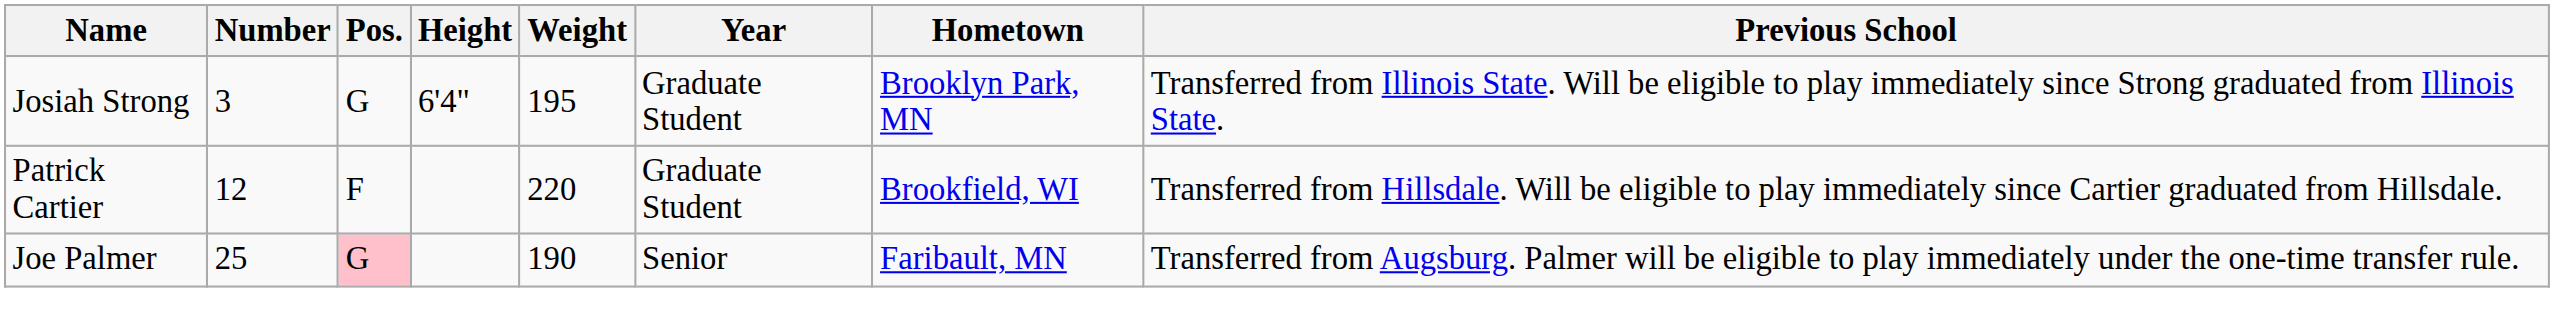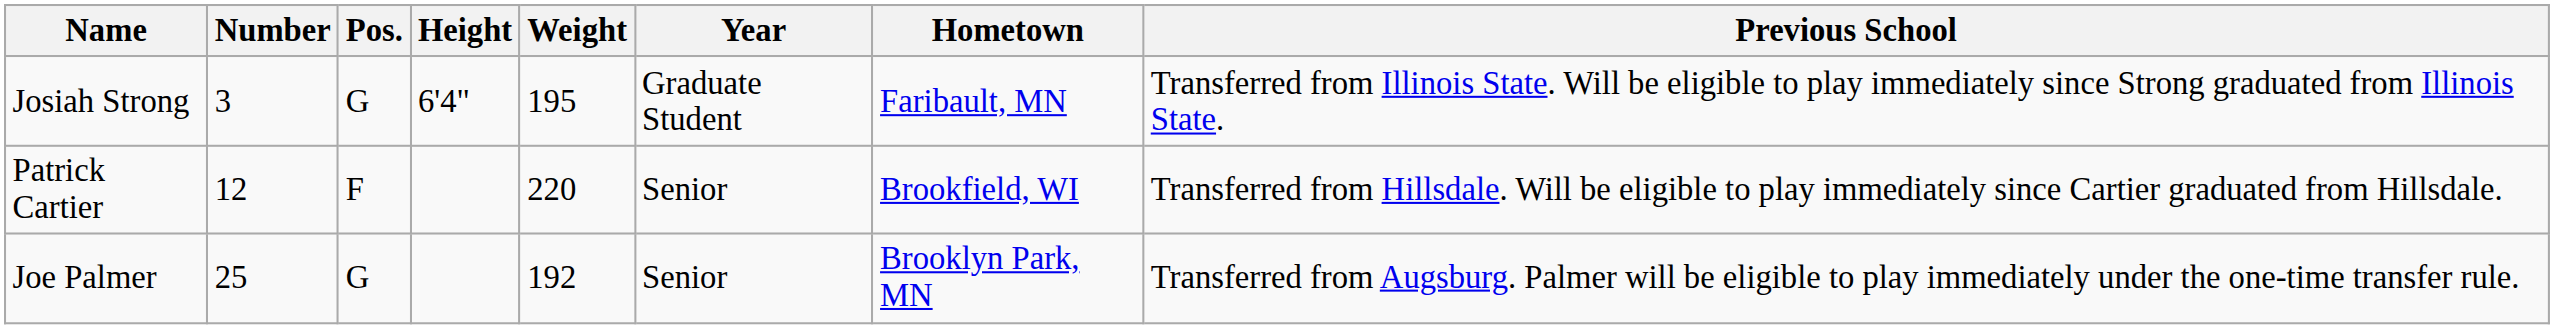(980, 100) Brooklyn Park, MN -> (973, 100) Faribault, MN
(702, 188) Graduate Student -> (685, 188) Senior
(358, 259) pink background -> (358, 277) no background
(552, 259) 190 -> (552, 277) 192
(973, 259) Faribault, MN -> (980, 277) Brooklyn Park, MN
